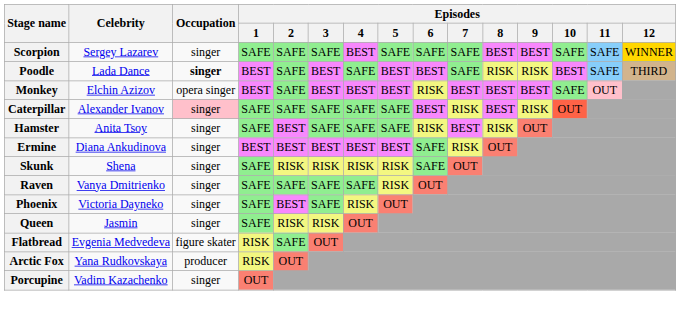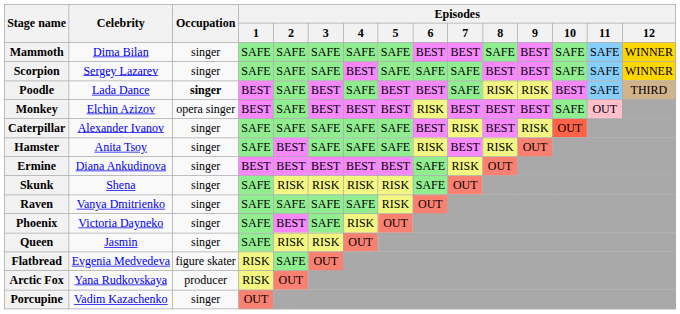+ row: (37, 52)
(206, 109) pink background -> (206, 128) no background
